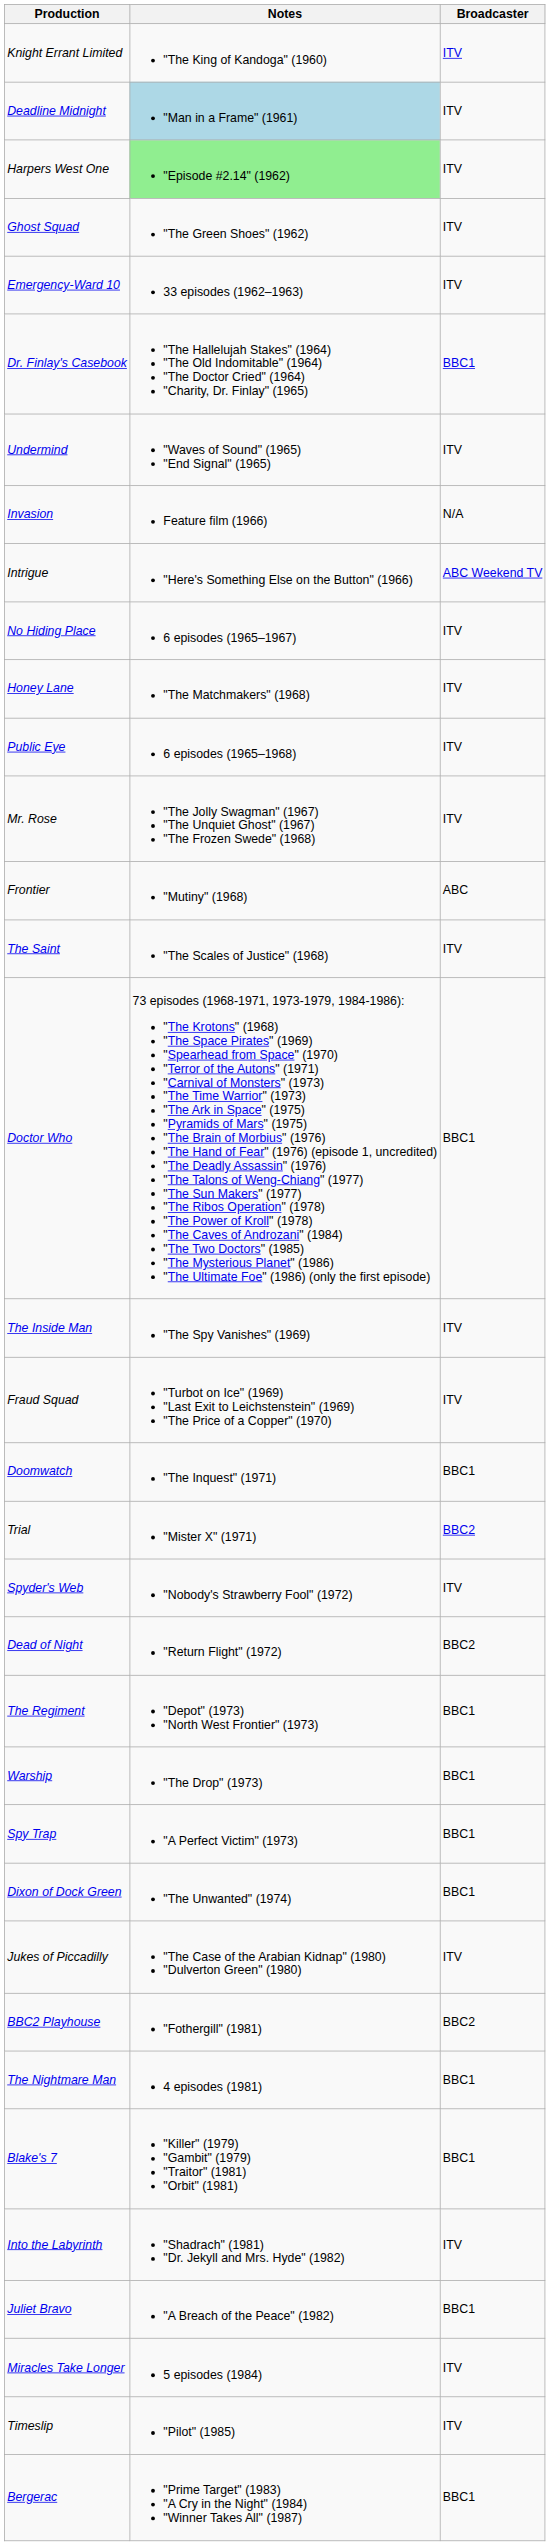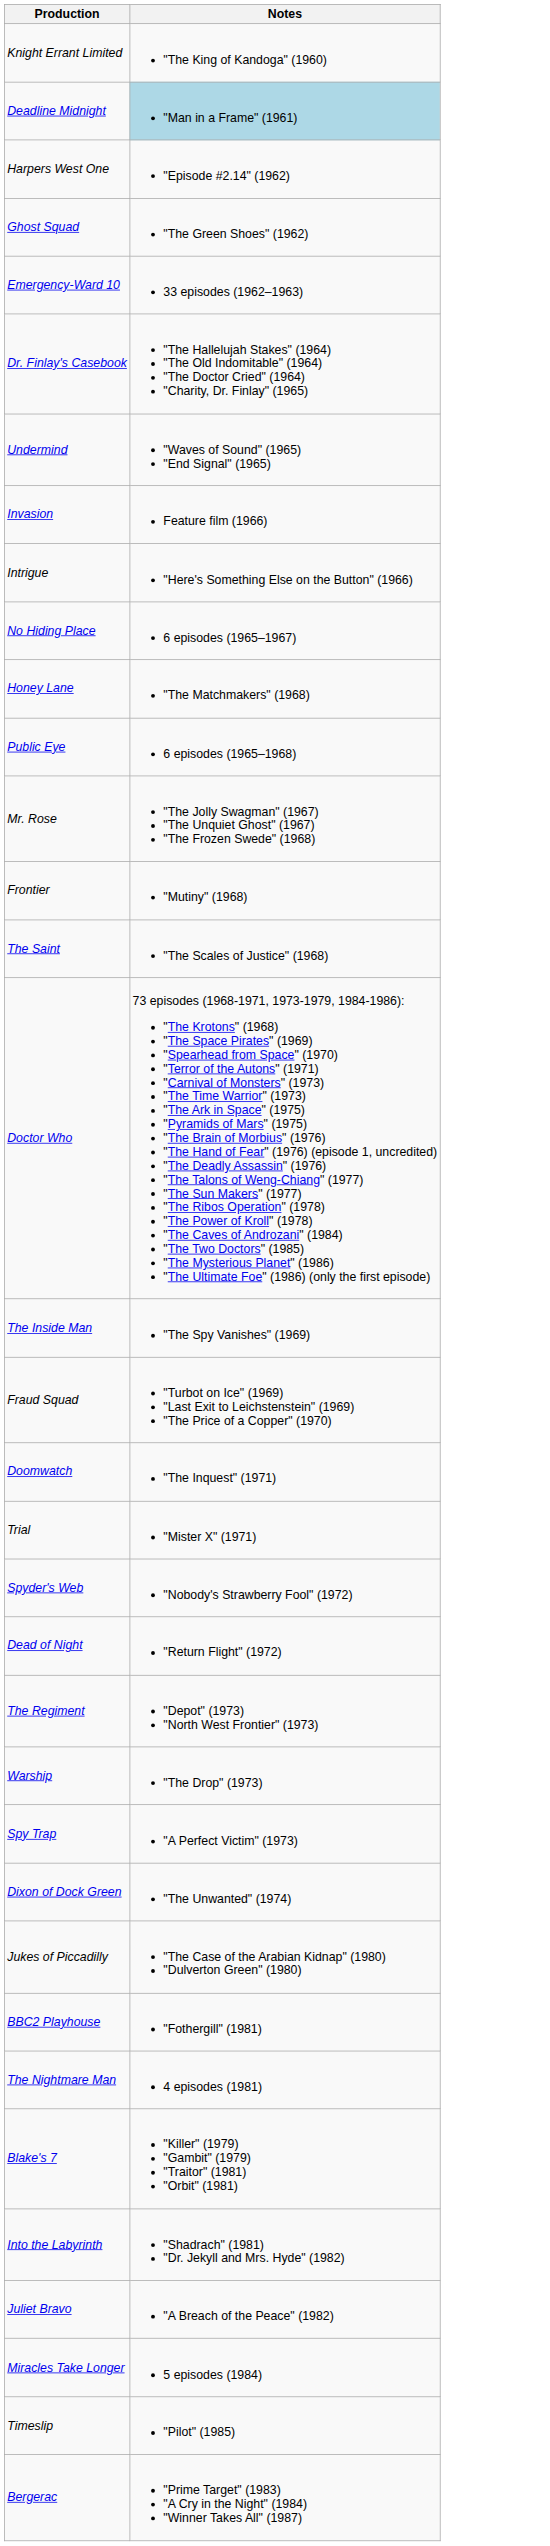- column: (493, 14)
(285, 176) lightgreen background -> (285, 176) no background
